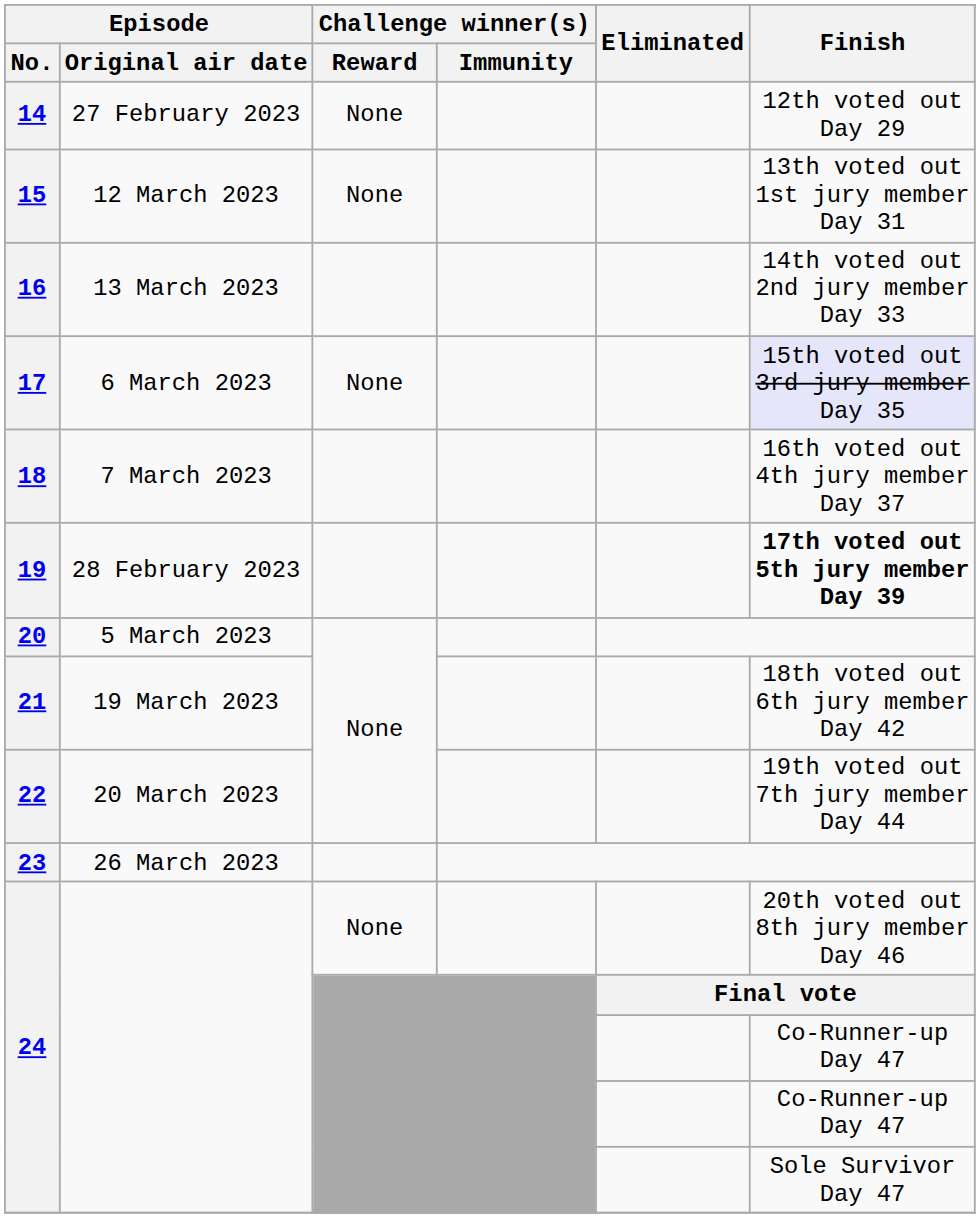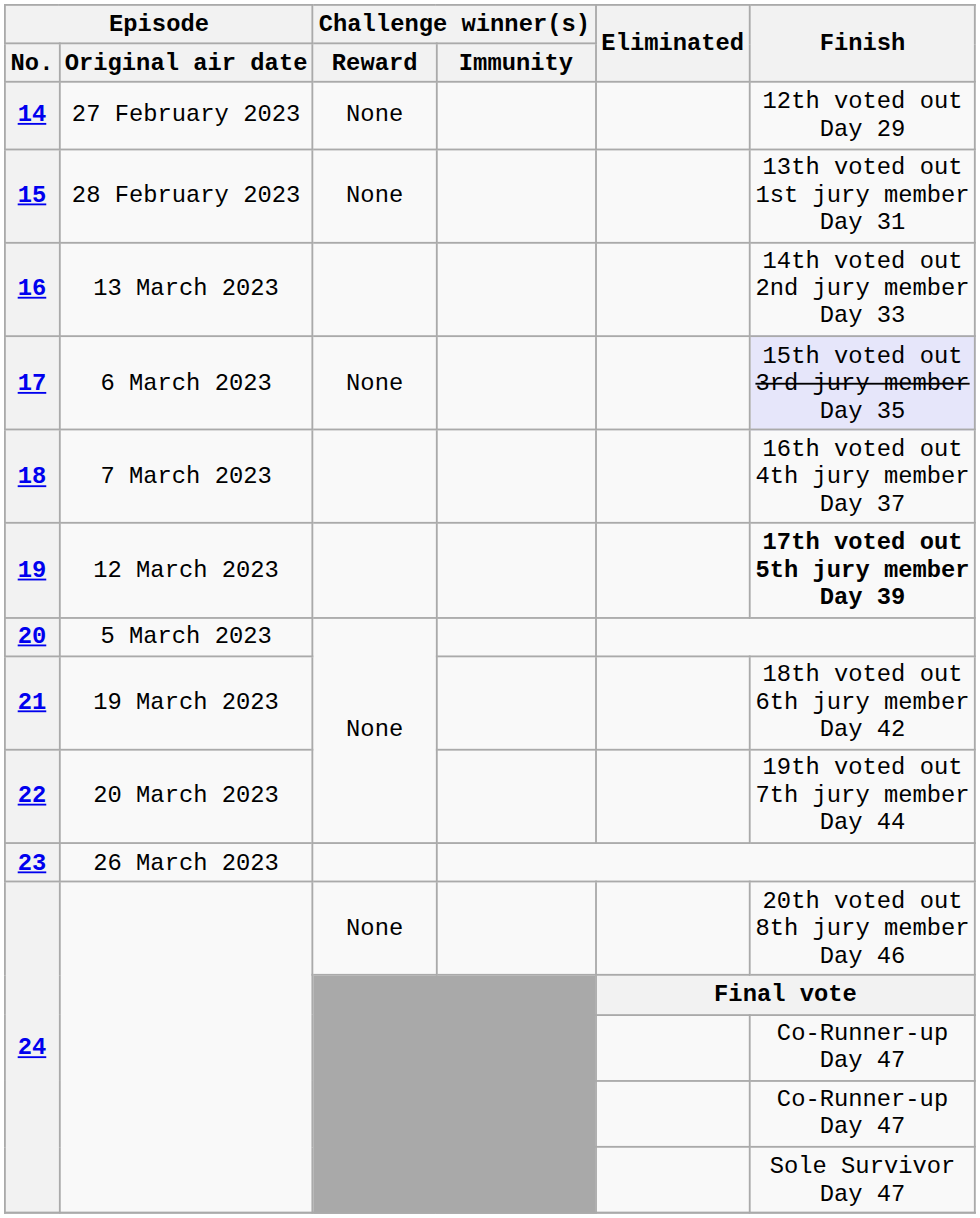(186, 196) 12 March 2023 -> (186, 196) 28 February 2023
(186, 570) 28 February 2023 -> (186, 570) 12 March 2023
